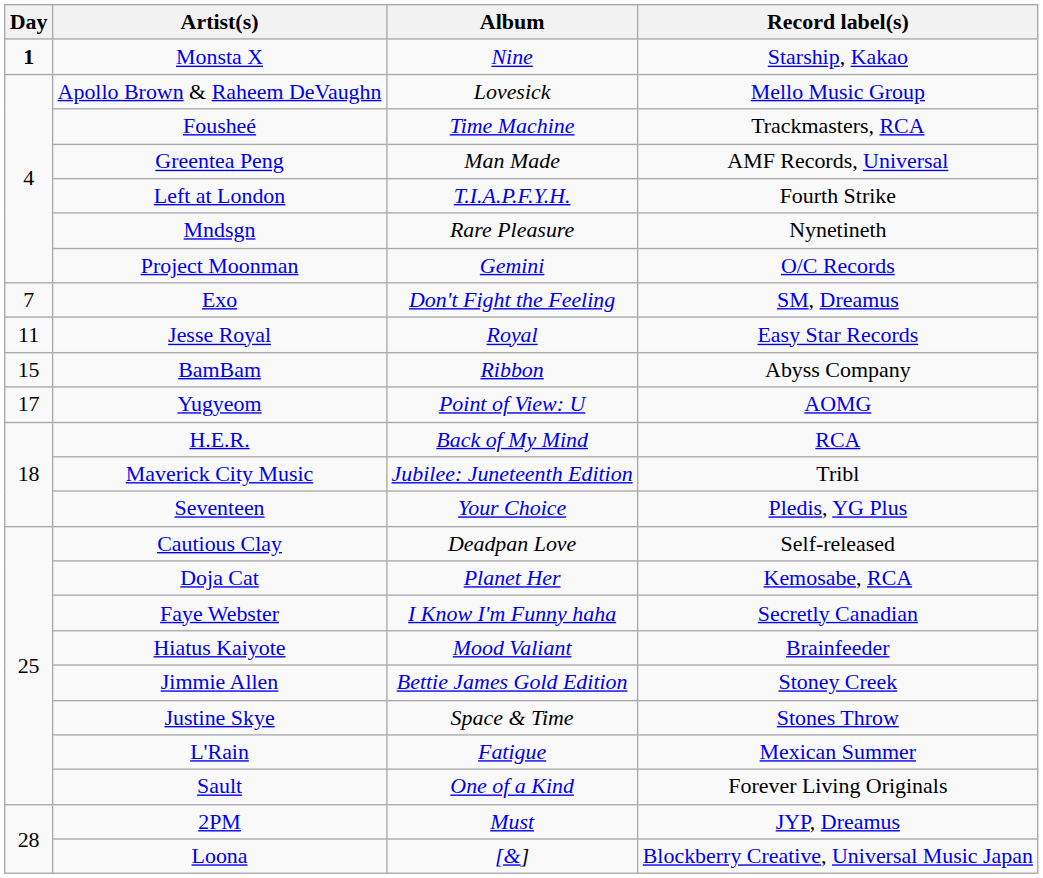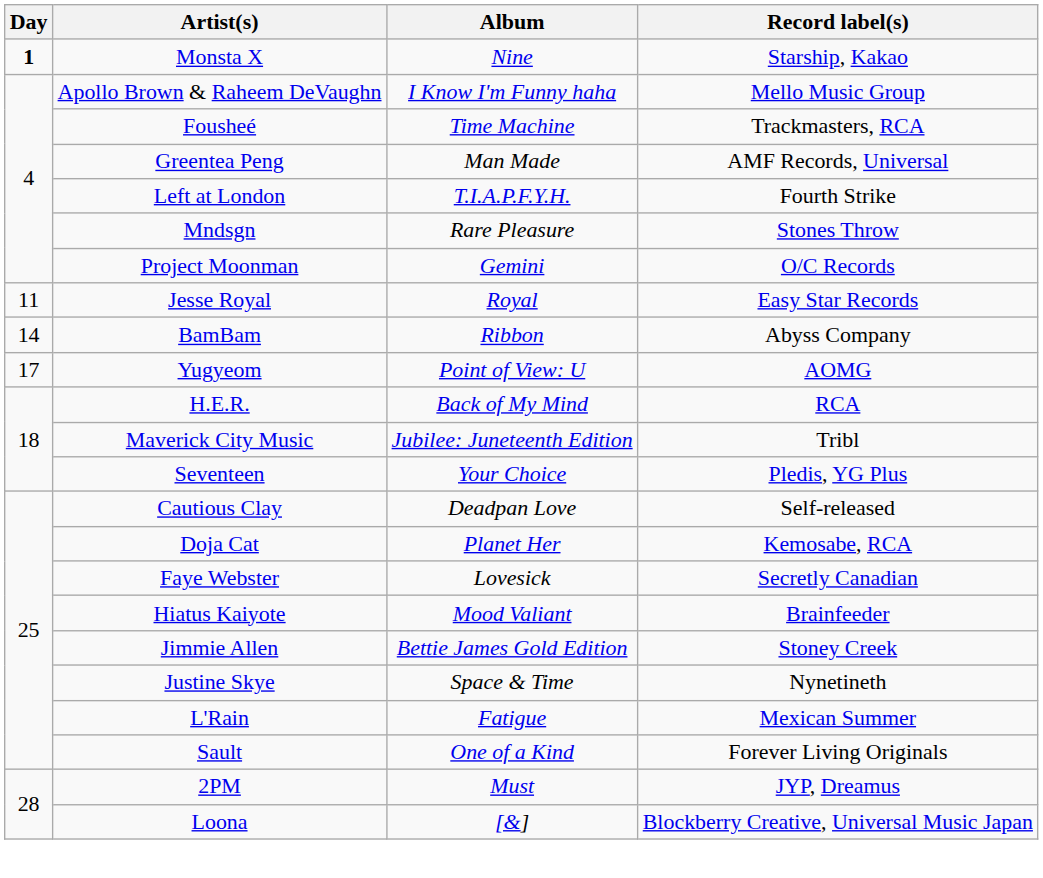(512, 91) Lovesick -> (512, 91) I Know I'm Funny haha
(838, 230) Nynetineth -> (838, 230) Stones Throw
- row: (220, 299)
(29, 369) 15 -> (29, 334) 14
(512, 612) I Know I'm Funny haha -> (512, 578) Lovesick
(838, 717) Stones Throw -> (838, 682) Nynetineth
